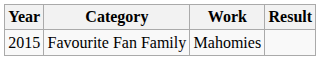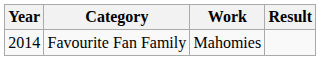(24, 42) 2015 -> (24, 42) 2014
